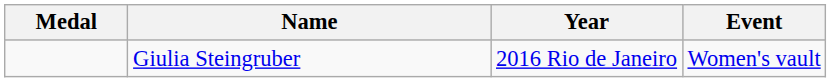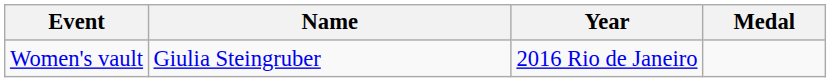columns swapped: (66, 22) <-> (754, 22)
